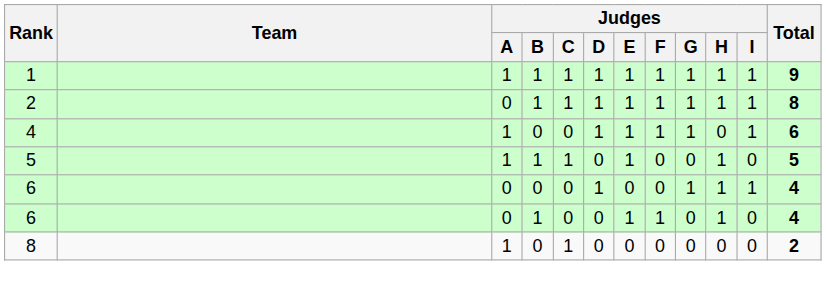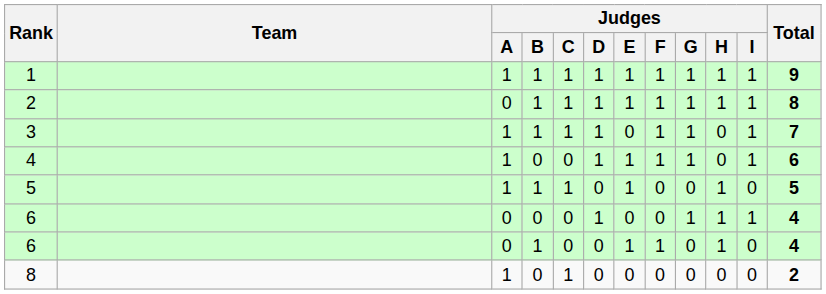+ row: (31, 132)
